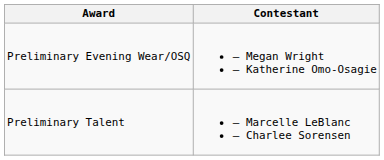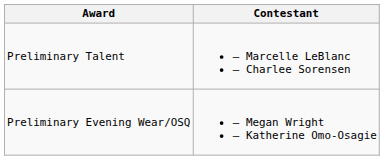rows swapped: (99, 55) <-> (66, 122)
